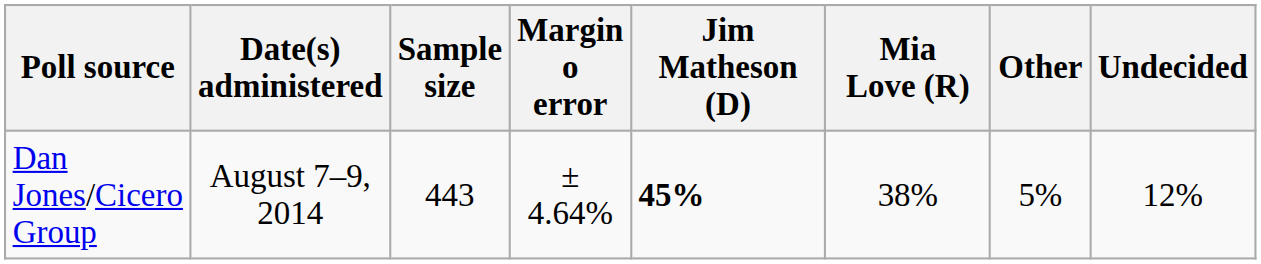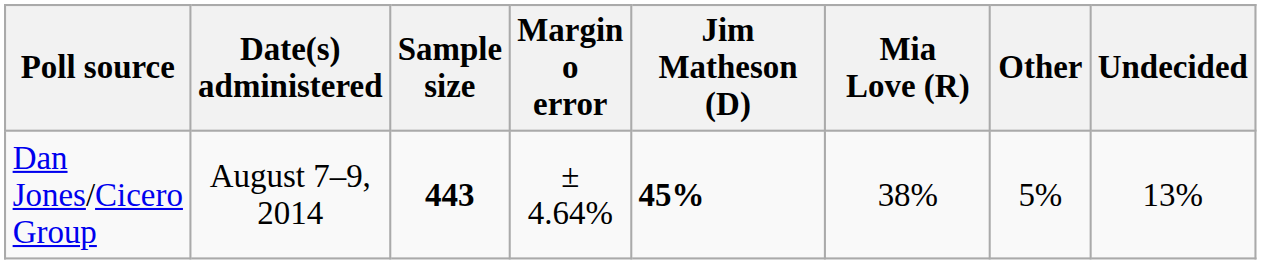(450, 194) normal -> (450, 194) bold
(1173, 194) 12% -> (1173, 194) 13%
